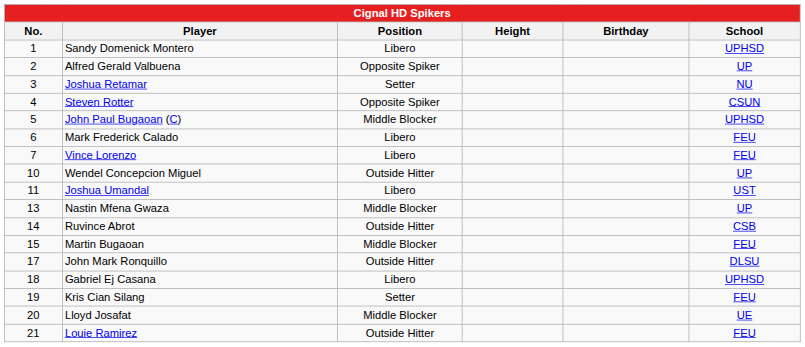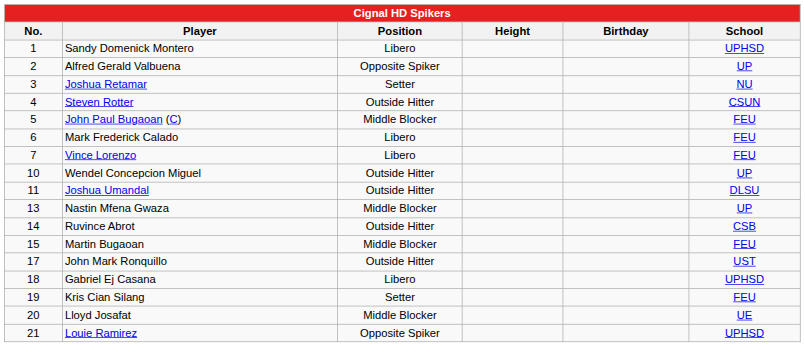(400, 102) Opposite Spiker -> (400, 102) Outside Hitter
(745, 119) UPHSD -> (745, 119) FEU
(400, 191) Libero -> (400, 191) Outside Hitter
(745, 191) UST -> (745, 191) DLSU
(745, 262) DLSU -> (745, 262) UST
(400, 333) Outside Hitter -> (400, 333) Opposite Spiker
(745, 333) FEU -> (745, 333) UPHSD
